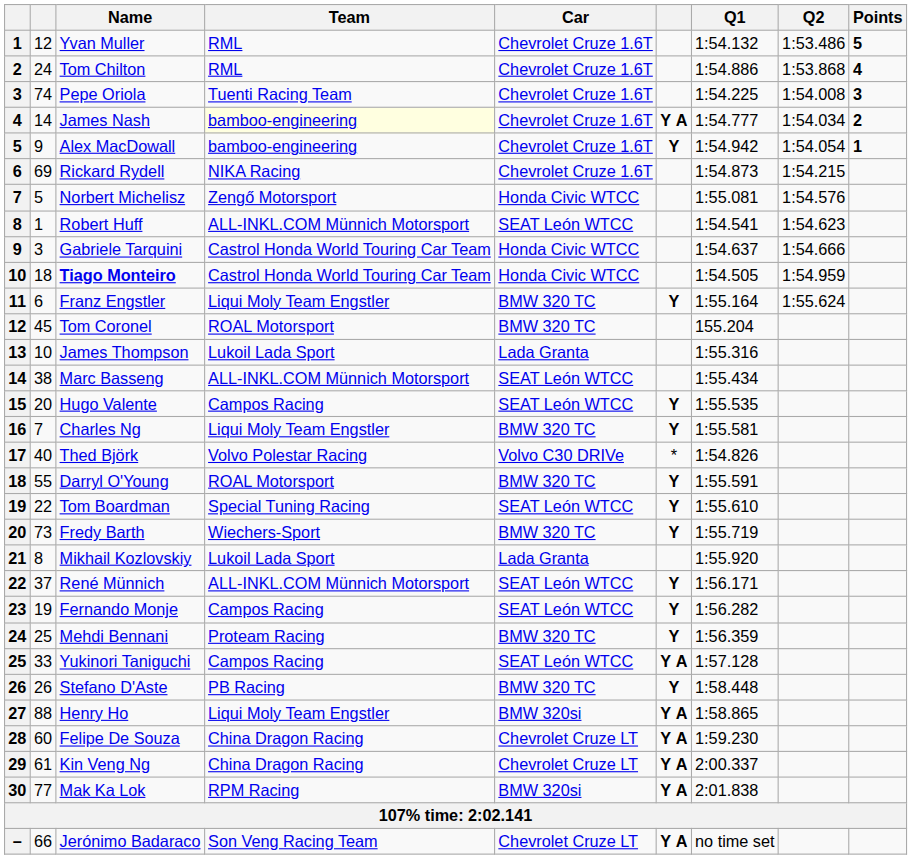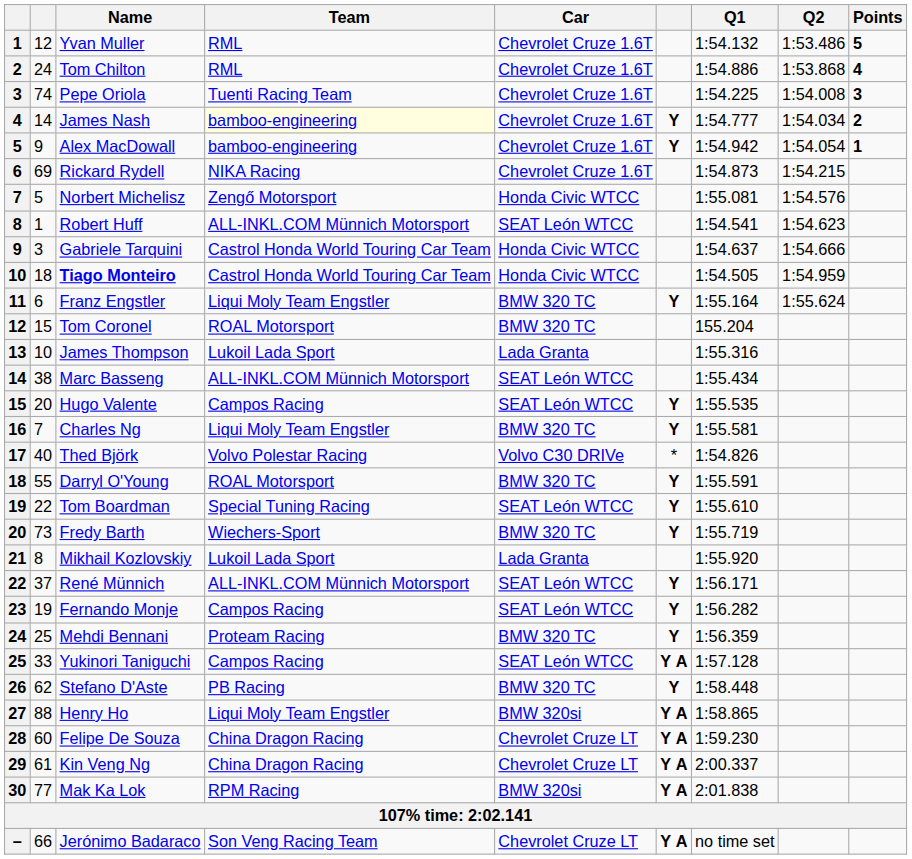(674, 121) Y A -> (674, 121) Y
(43, 327) 45 -> (43, 327) 15
(43, 687) 26 -> (43, 687) 62
